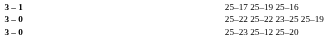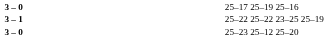(14, 6) 3 – 1 -> (14, 6) 3 – 0
(14, 19) 3 – 0 -> (14, 19) 3 – 1
